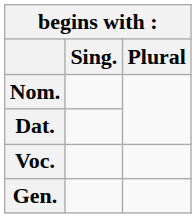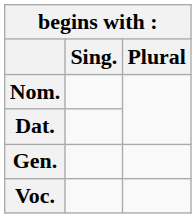rows swapped: (35, 195) <-> (35, 160)
